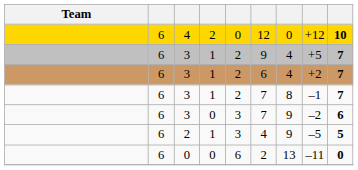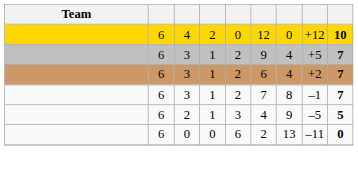- row: (187, 114)
